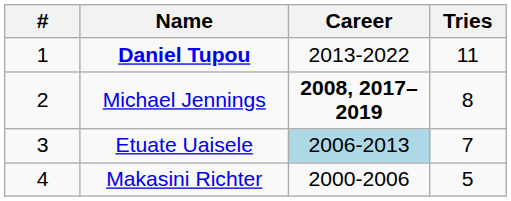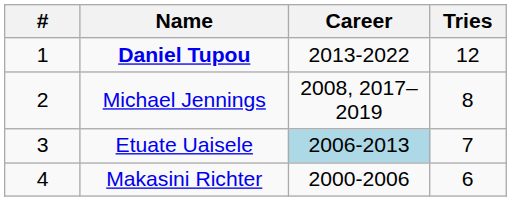(468, 54) 11 -> (468, 54) 12
(359, 100) bold -> (359, 100) normal
(468, 178) 5 -> (468, 178) 6
